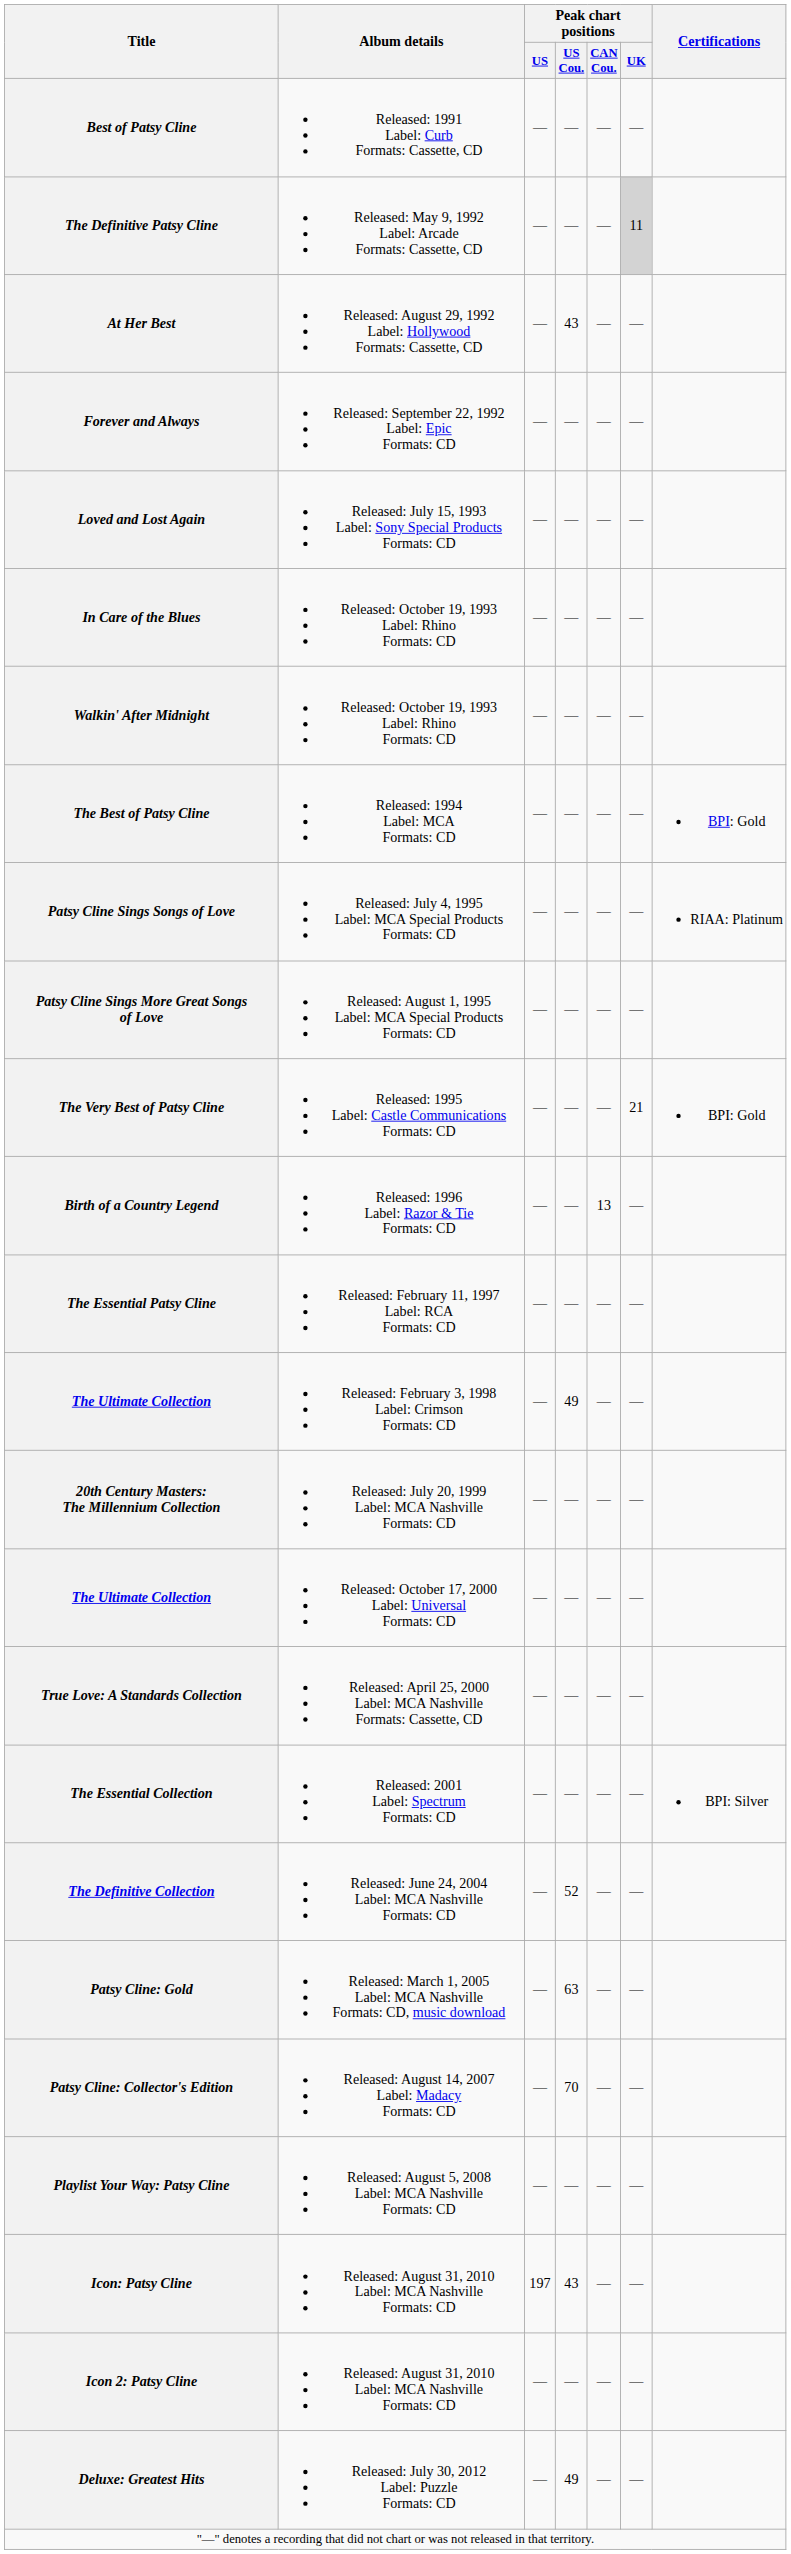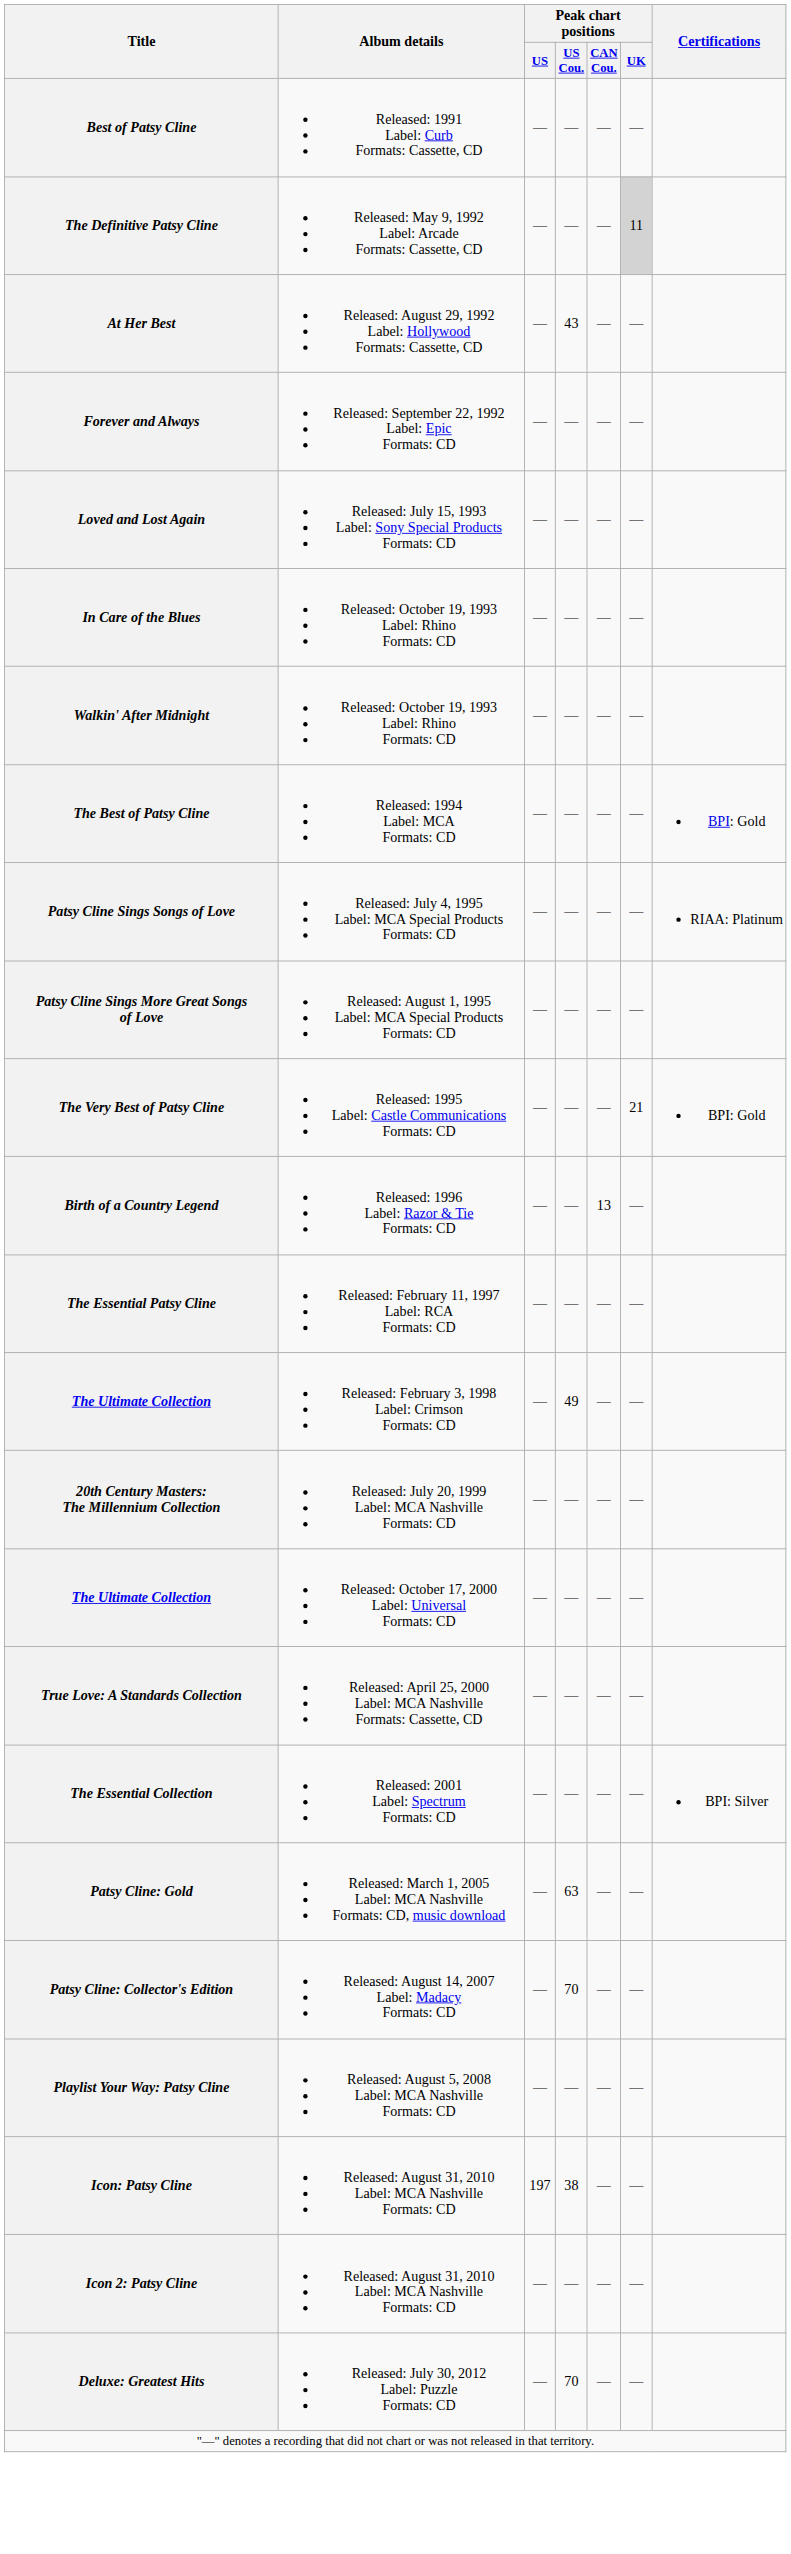- row: (141, 1891)
(571, 2283) 43 -> (571, 2185) 38
(571, 2479) 49 -> (571, 2381) 70
